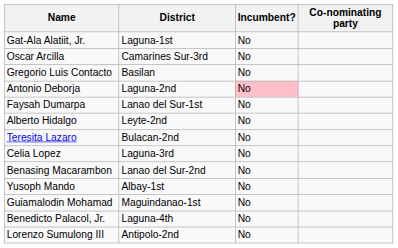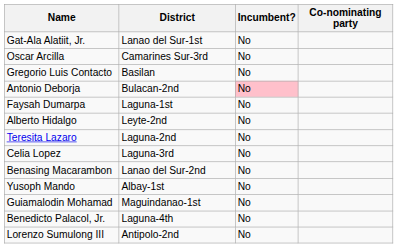(147, 40) Laguna-1st -> (162, 40) Lanao del Sur-1st
(149, 89) Laguna-2nd -> (150, 89) Bulacan-2nd
(162, 105) Lanao del Sur-1st -> (147, 105) Laguna-1st
(150, 137) Bulacan-2nd -> (149, 137) Laguna-2nd
